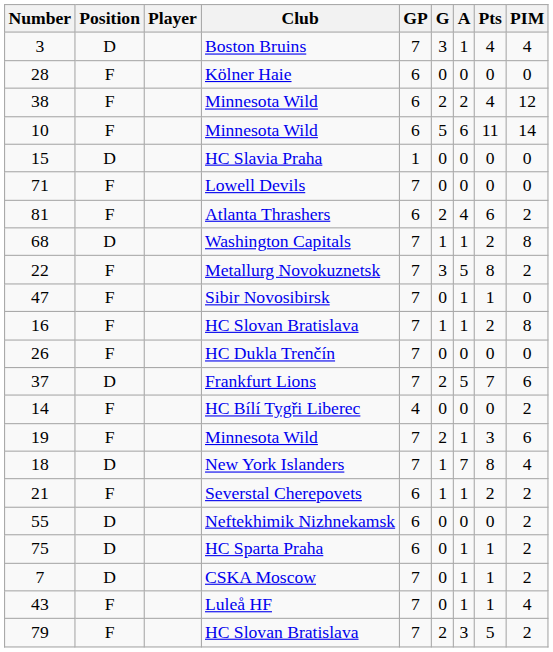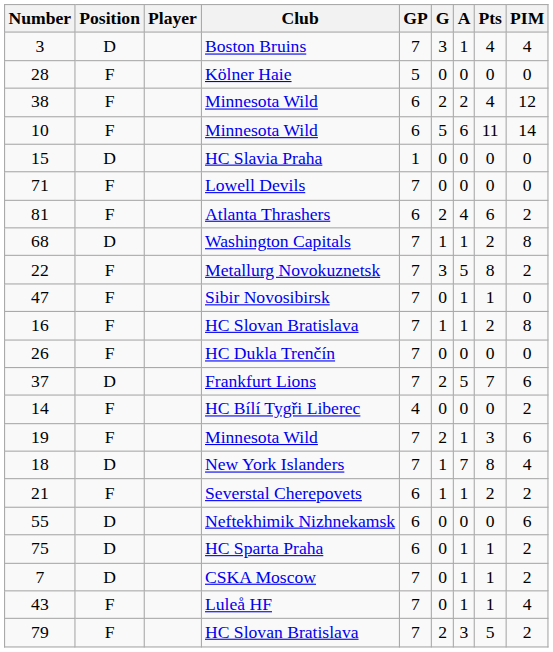(415, 74) 6 -> (415, 74) 5
(527, 520) 2 -> (527, 520) 6
